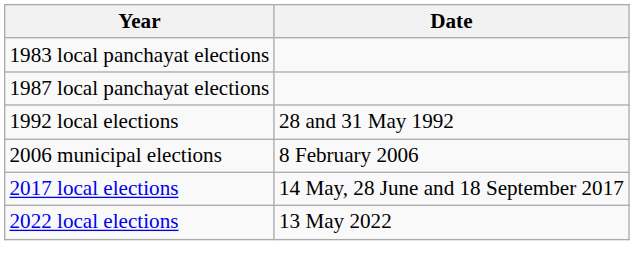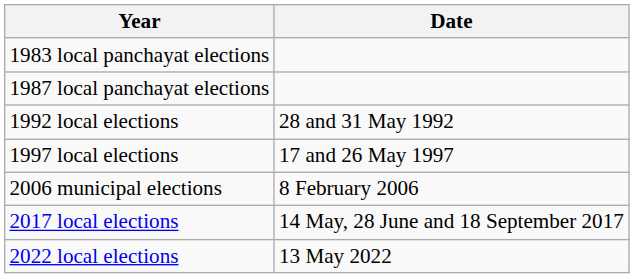+ row: (94, 155)
